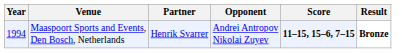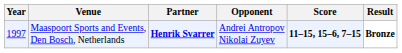(16, 34) 1994 -> (16, 34) 1997
(179, 34) normal -> (183, 34) bold
